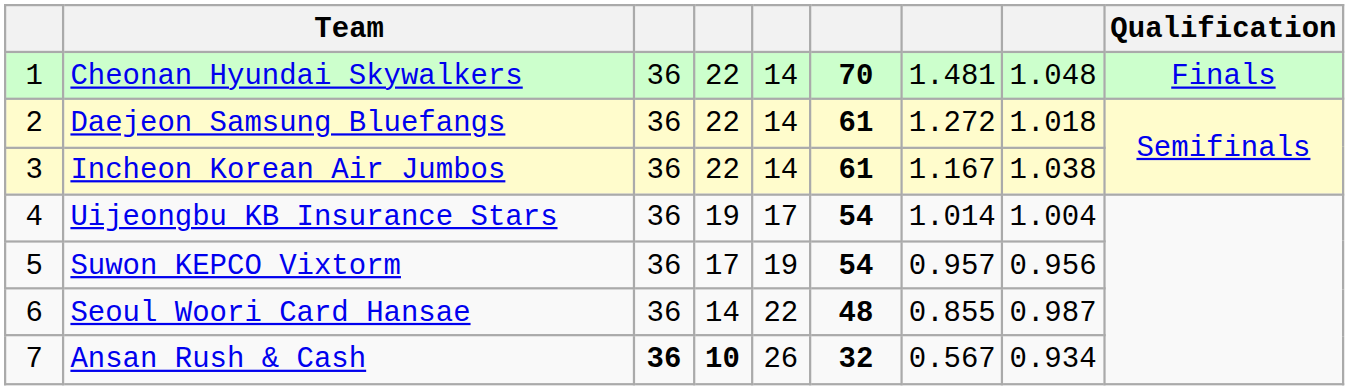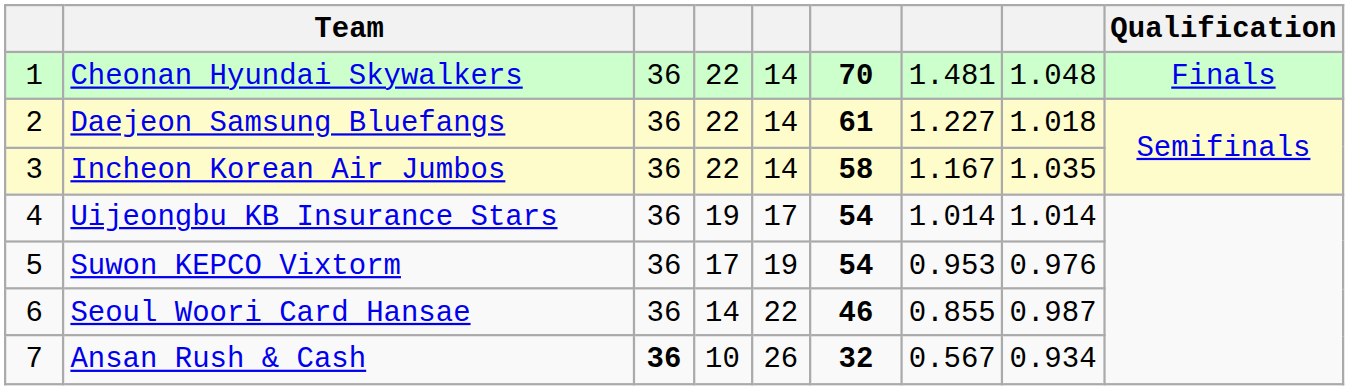(952, 123) 1.272 -> (952, 123) 1.227
(856, 170) 61 -> (856, 170) 58
(1053, 170) 1.038 -> (1053, 170) 1.035
(1053, 218) 1.004 -> (1053, 218) 1.014
(952, 265) 0.957 -> (952, 265) 0.953
(1053, 265) 0.956 -> (1053, 265) 0.976
(856, 312) 48 -> (856, 312) 46
(722, 359) bold -> (722, 359) normal
